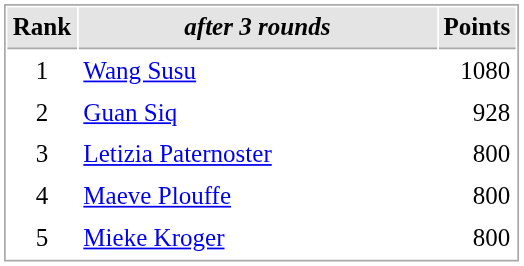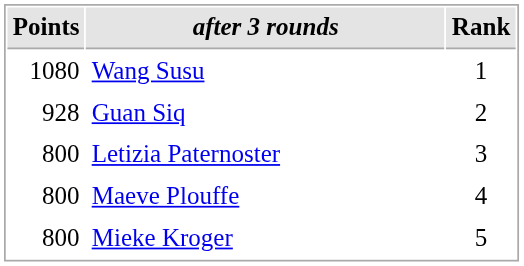columns swapped: (42, 27) <-> (477, 27)
